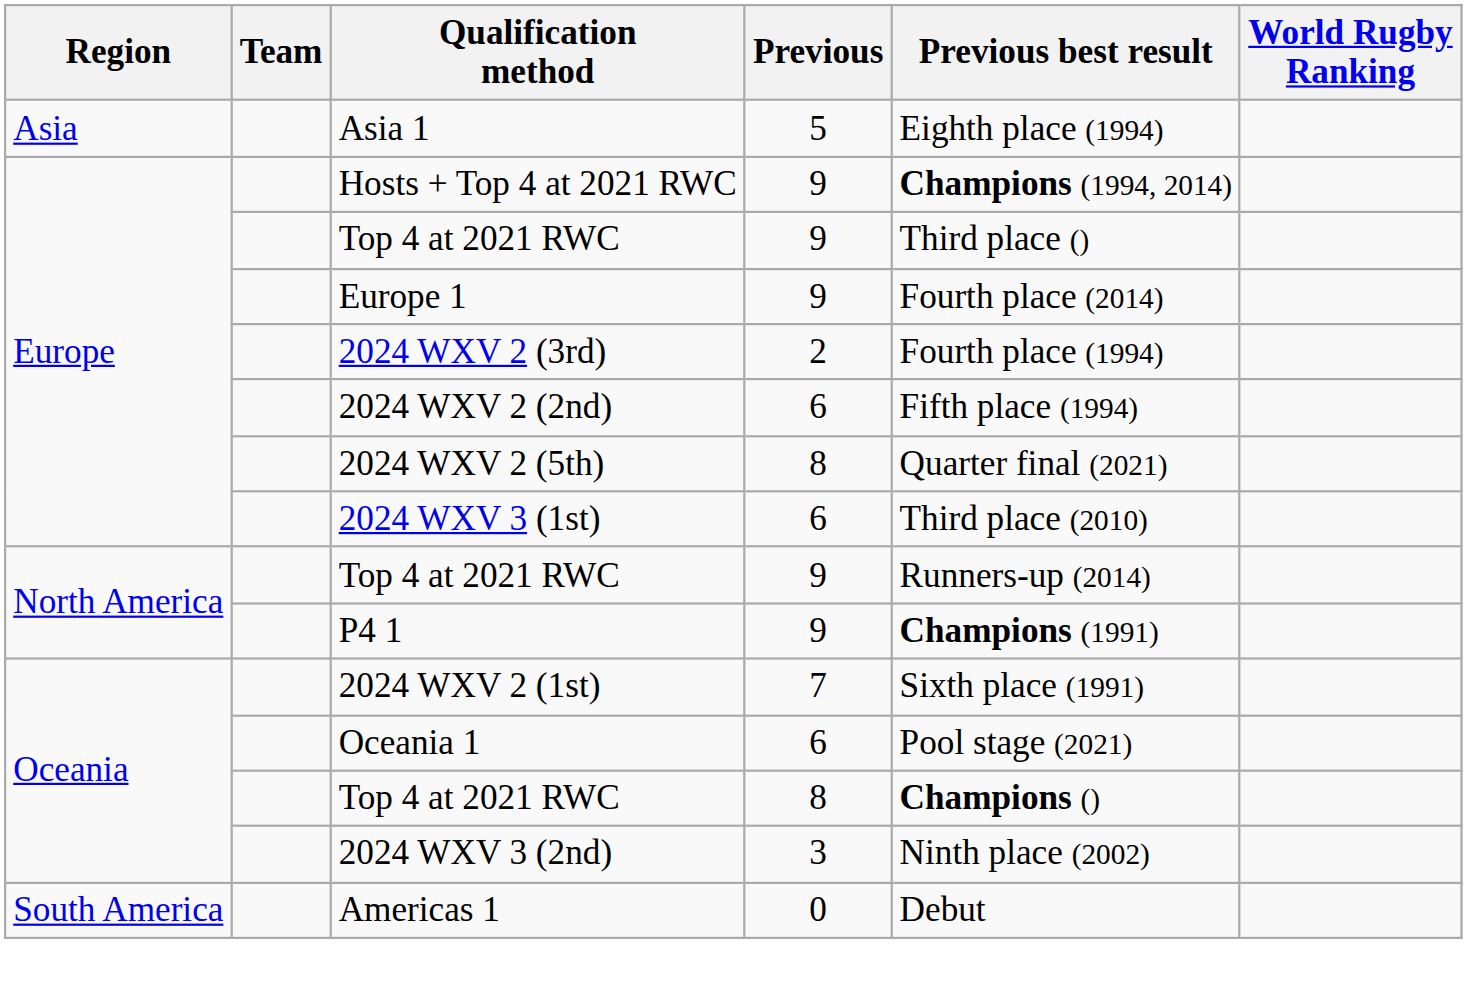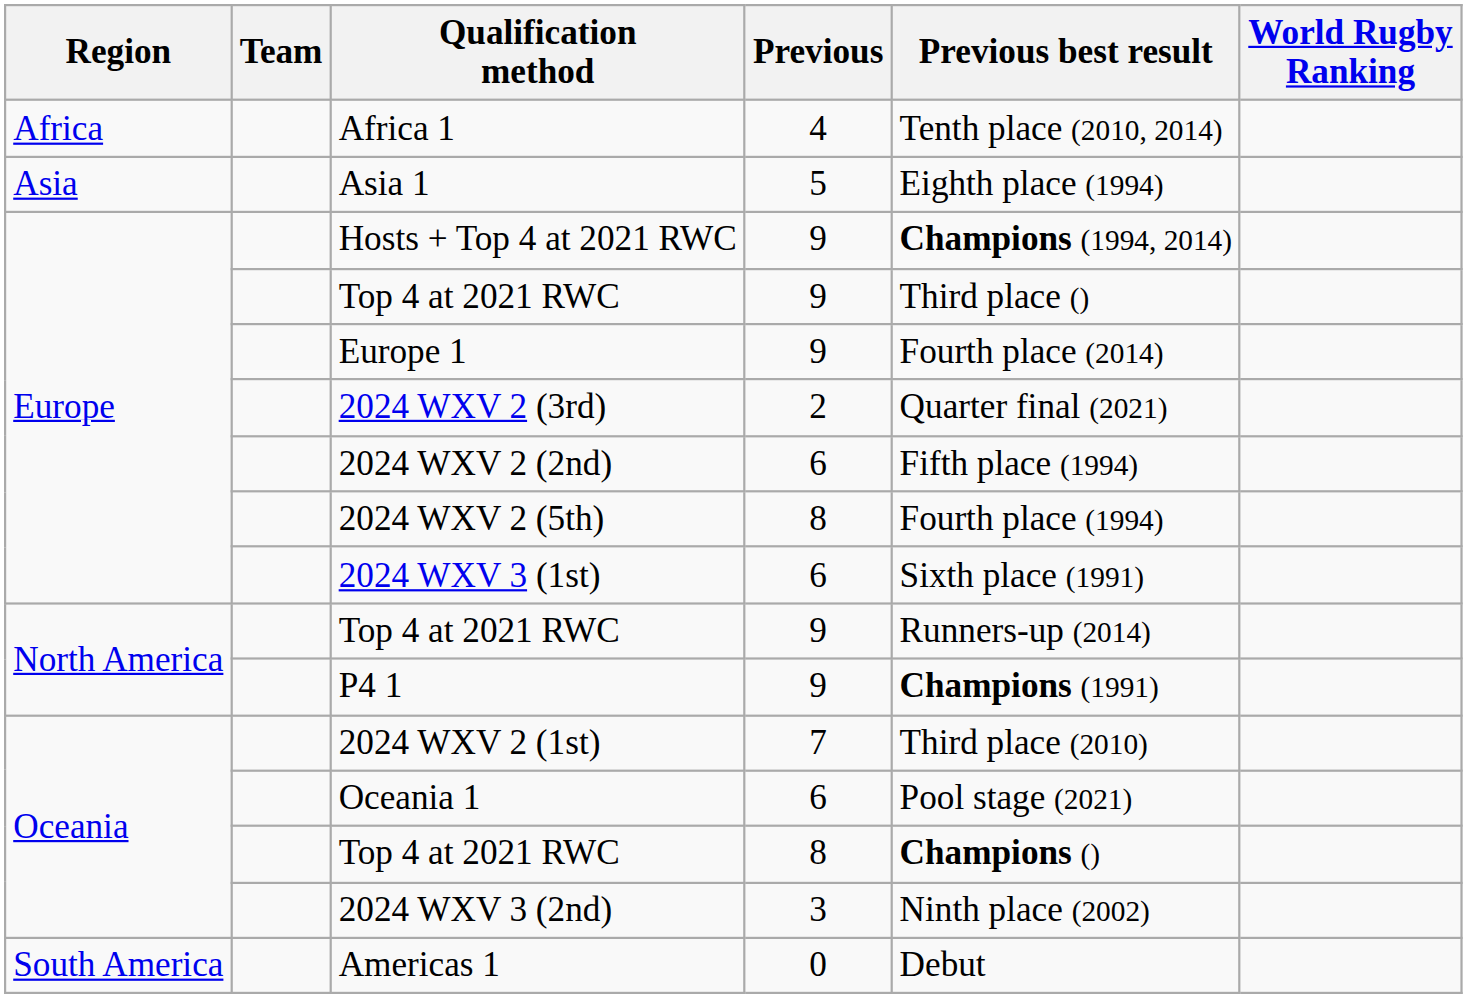+ row: (58, 127)
(1032, 351) Fourth place (1994) -> (1034, 406) Quarter final (2021)
(1034, 462) Quarter final (2021) -> (1032, 518) Fourth place (1994)
(1024, 518) Third place (2010) -> (1022, 574) Sixth place (1991)
(1022, 686) Sixth place (1991) -> (1024, 741) Third place (2010)
